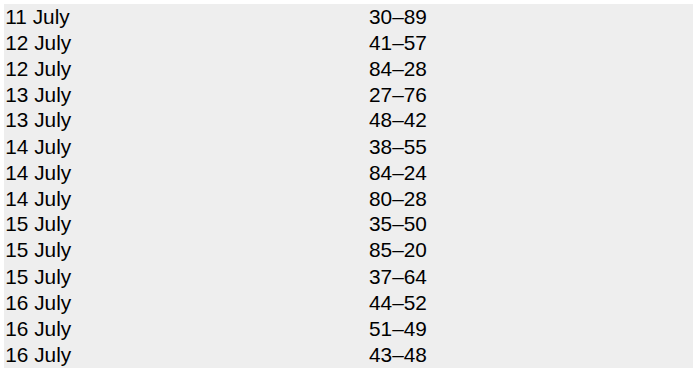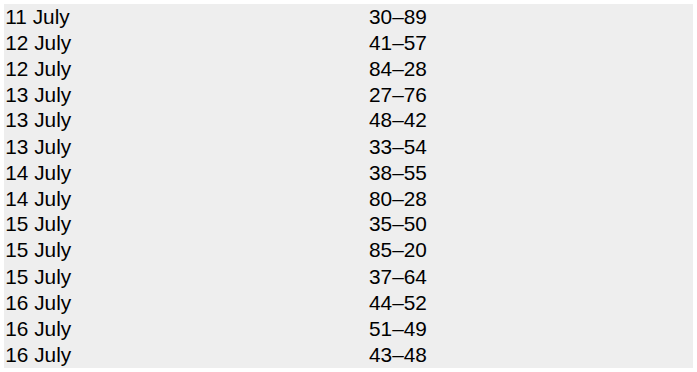+ row: (398, 146)
- row: (398, 172)
